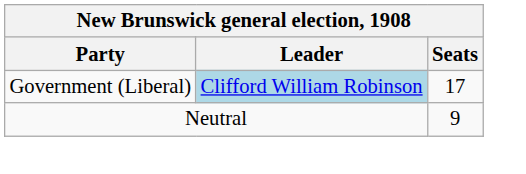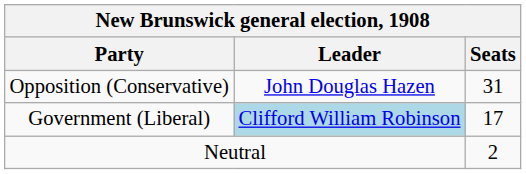+ row: (119, 86)
(455, 119) 9 -> (493, 151) 2
